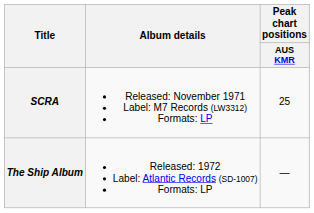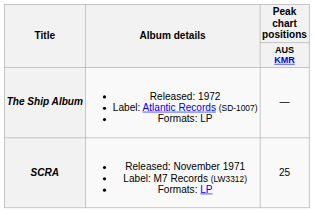rows swapped: (45, 102) <-> (45, 172)
